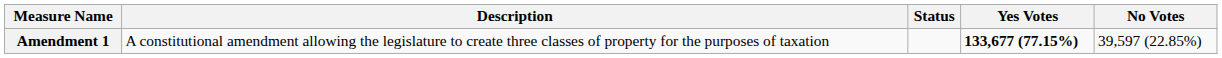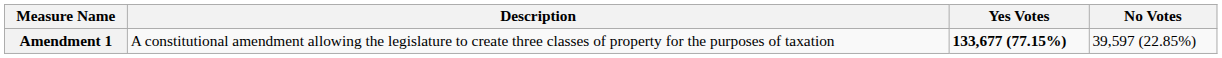- column: (934, 16)
